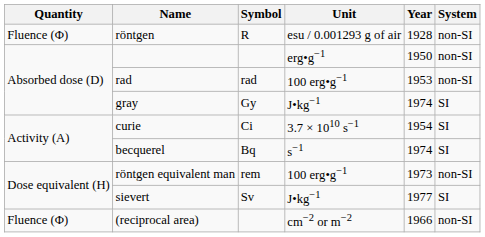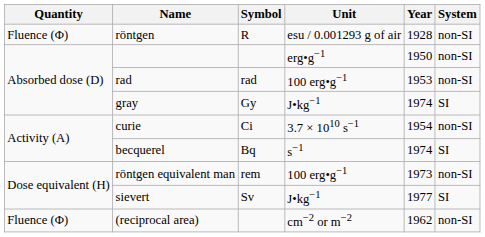(444, 126) SI -> (455, 126) non-SI
(420, 220) 1966 -> (420, 220) 1962
